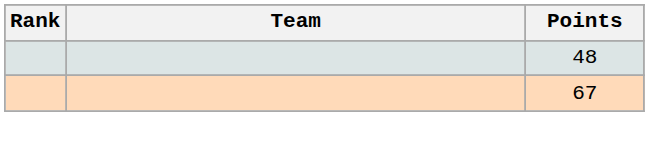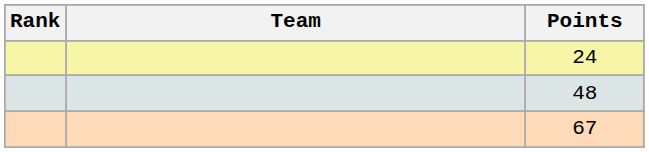+ row: (585, 58)
